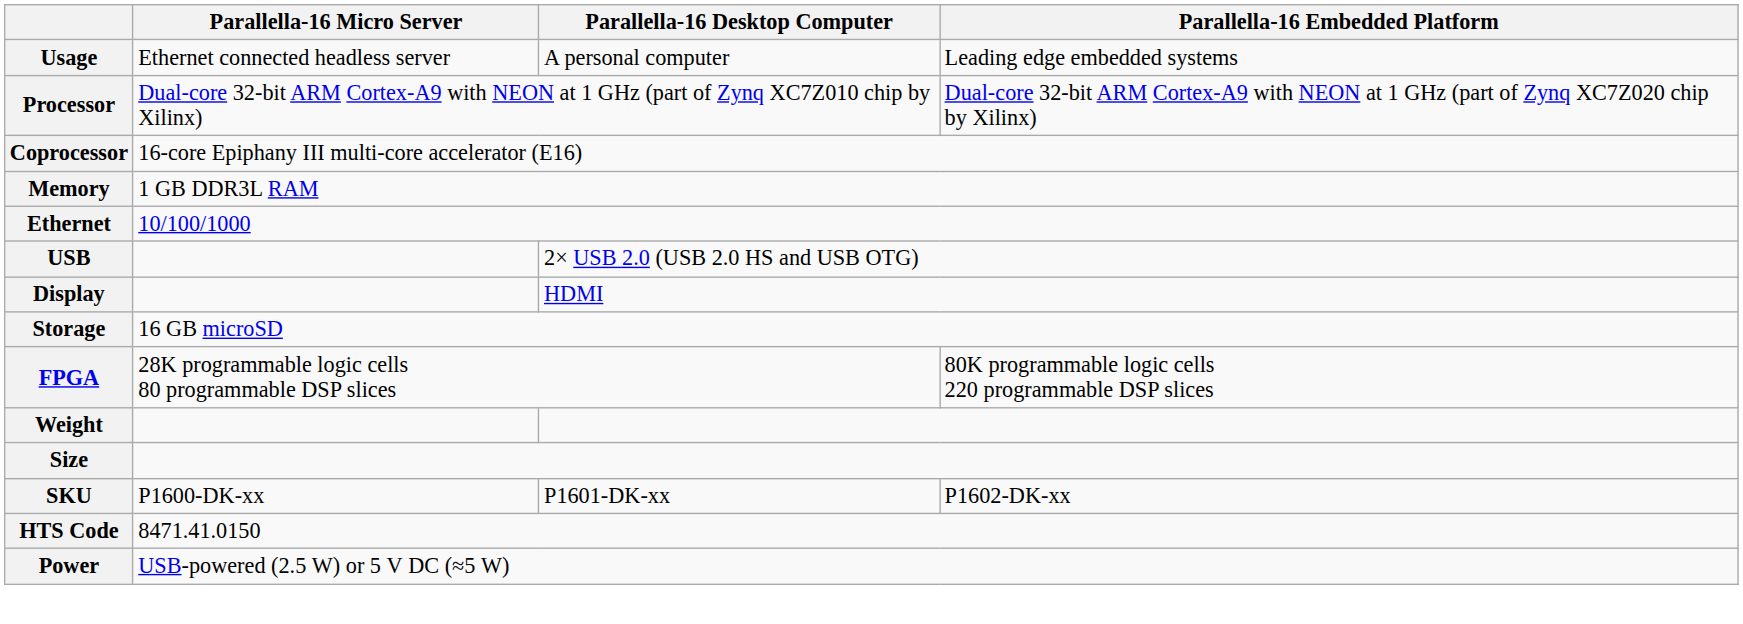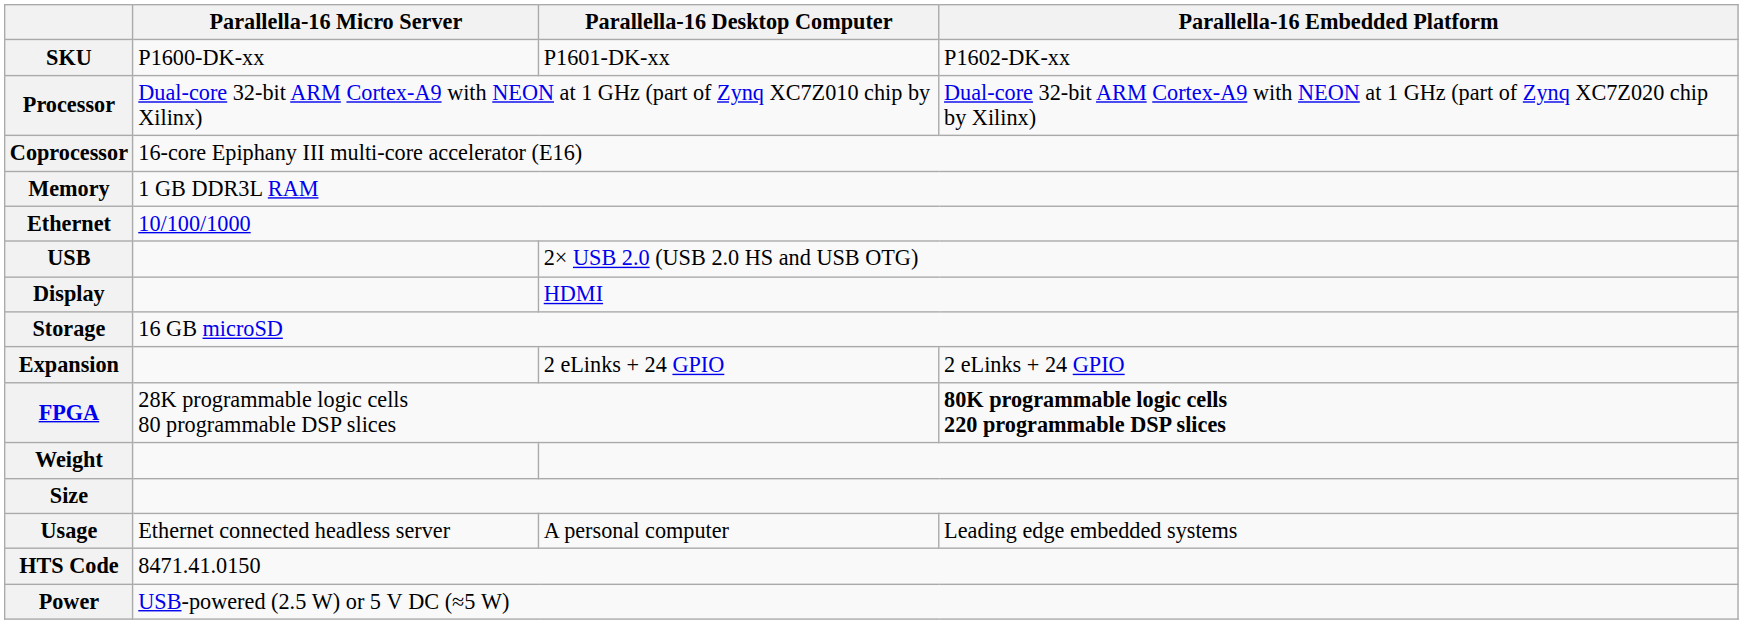rows swapped: (69, 57) <-> (69, 495)
+ row: (69, 364)
(1080, 377) normal -> (1086, 412) bold
